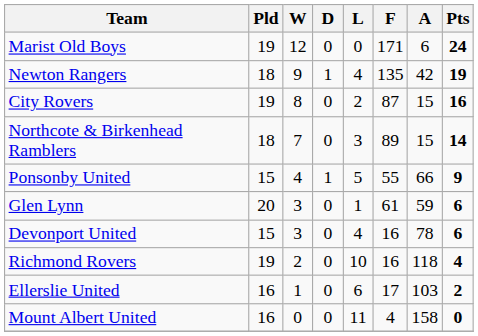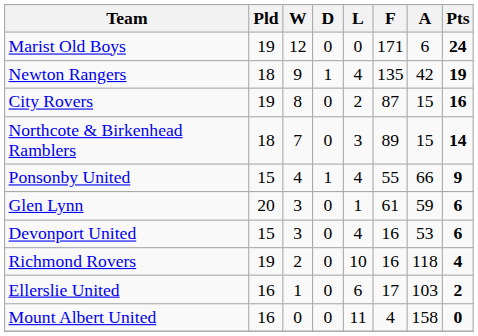(358, 177) 5 -> (358, 177) 4
(425, 233) 78 -> (425, 233) 53
